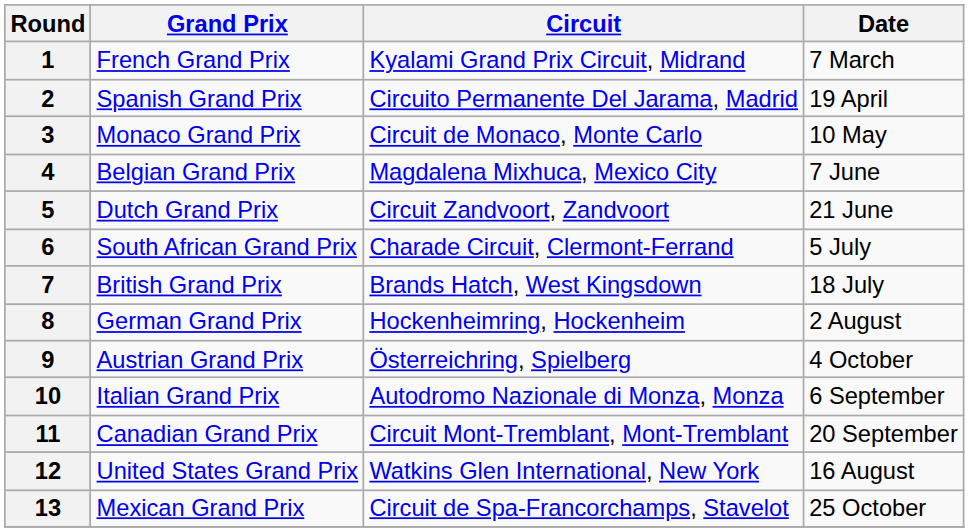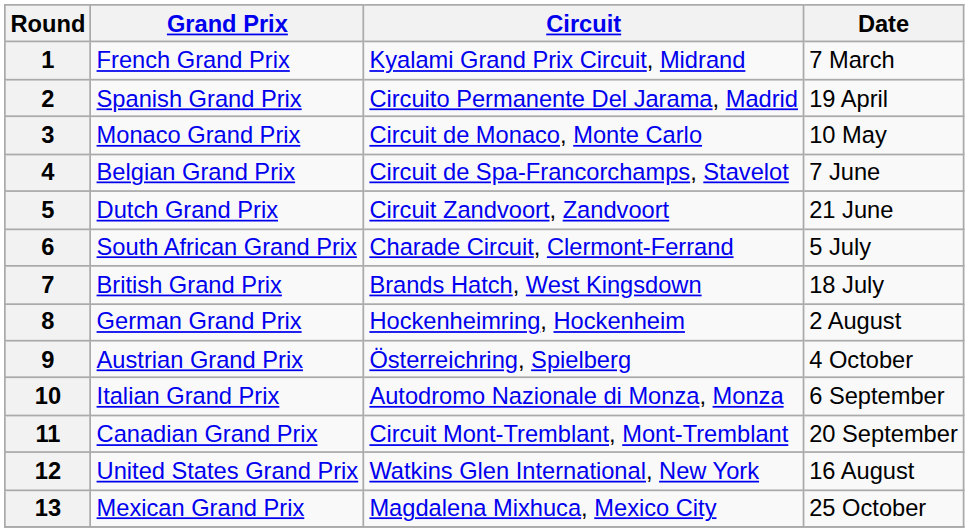(543, 172) Magdalena Mixhuca, Mexico City -> (579, 172) Circuit de Spa-Francorchamps, Stavelot
(579, 508) Circuit de Spa-Francorchamps, Stavelot -> (543, 508) Magdalena Mixhuca, Mexico City
